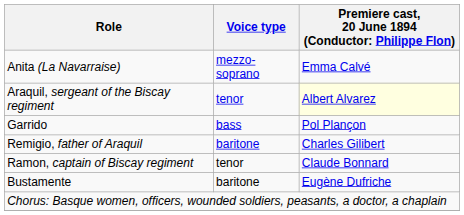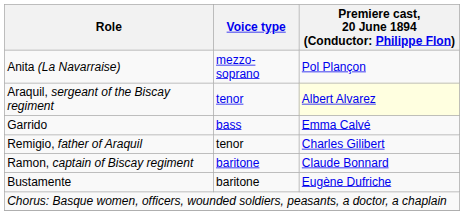(336, 66) Emma Calvé -> (334, 66) Pol Plançon
(334, 125) Pol Plançon -> (336, 125) Emma Calvé
(238, 144) baritone -> (230, 144) tenor
(230, 163) tenor -> (238, 163) baritone
